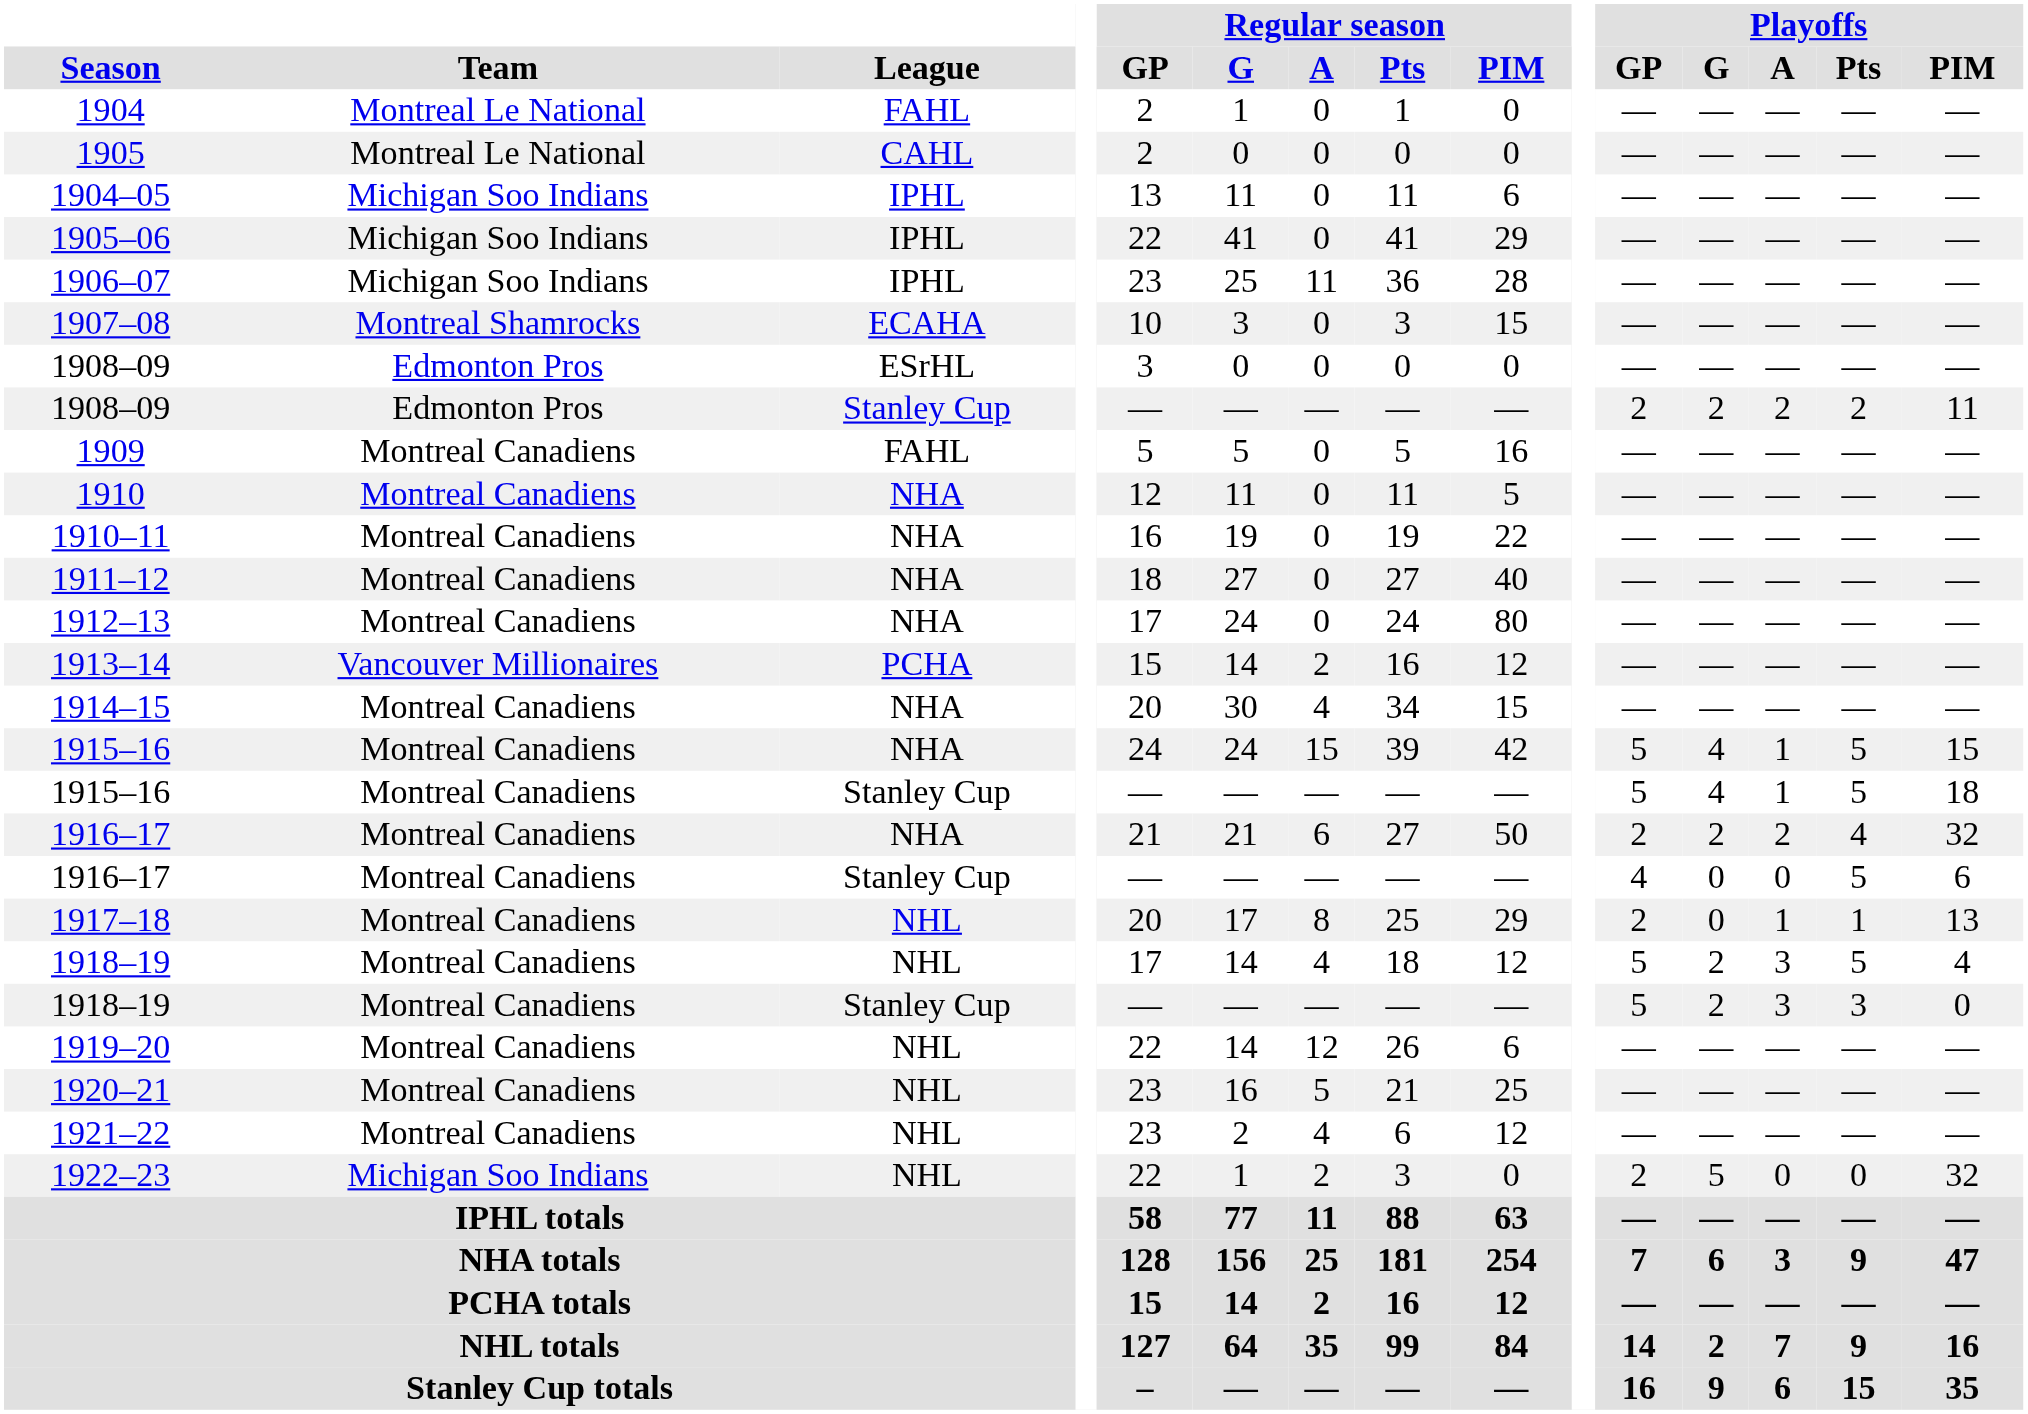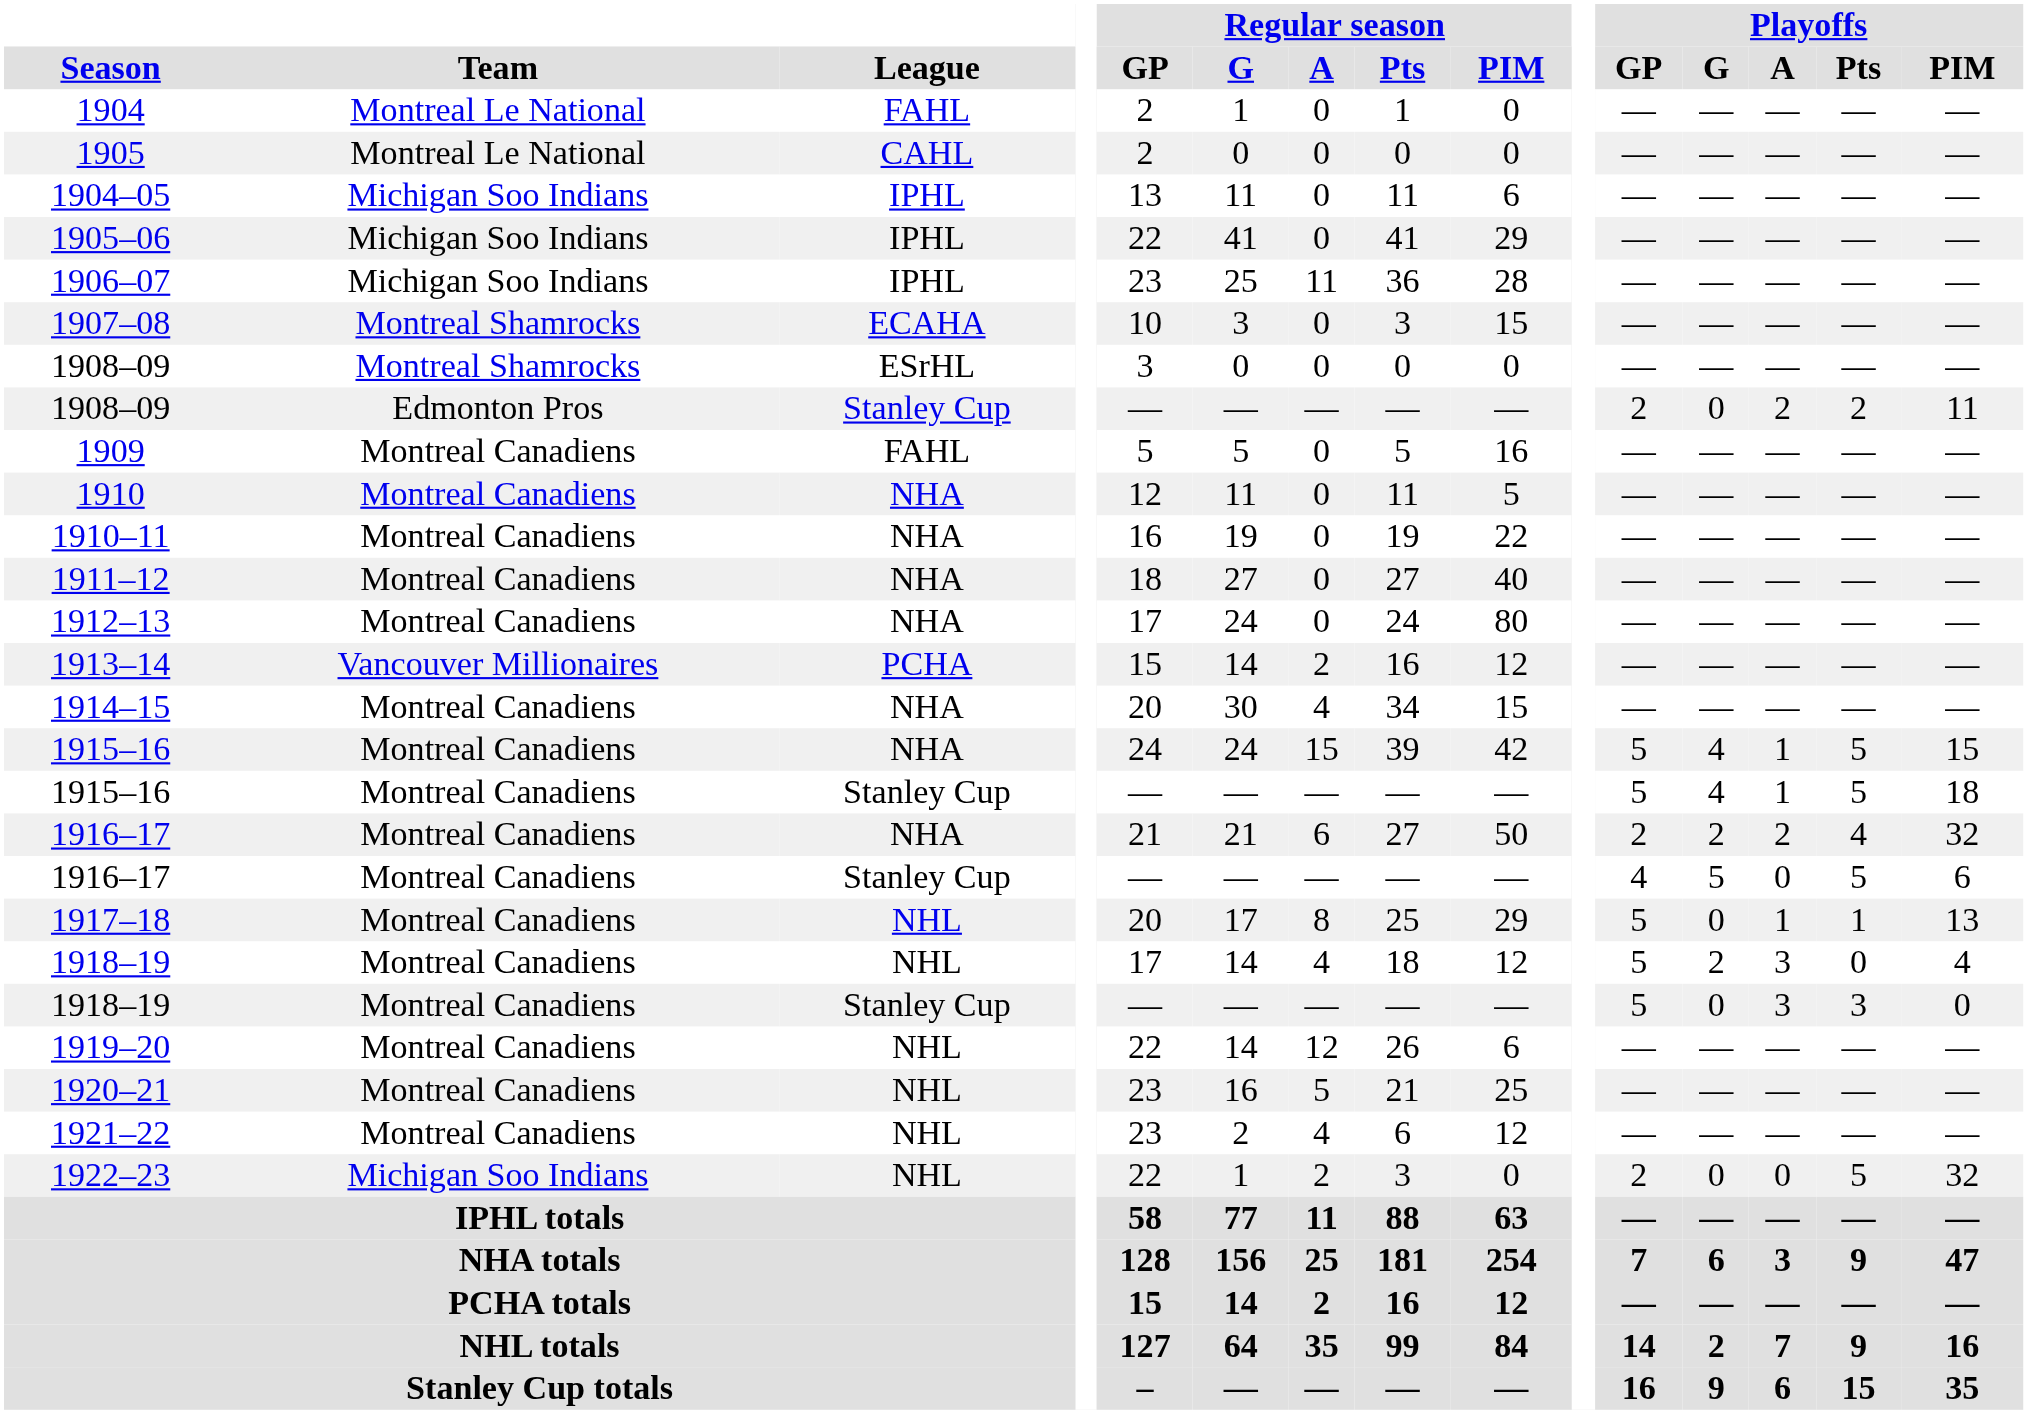(498, 365) Edmonton Pros -> (498, 365) Montreal Shamrocks
(1716, 408) 2 -> (1716, 408) 0
(1716, 876) 0 -> (1716, 876) 5
(1639, 919) 2 -> (1639, 919) 5
(1858, 961) 5 -> (1858, 961) 0
(1716, 1004) 2 -> (1716, 1004) 0
(1716, 1174) 5 -> (1716, 1174) 0
(1858, 1174) 0 -> (1858, 1174) 5
